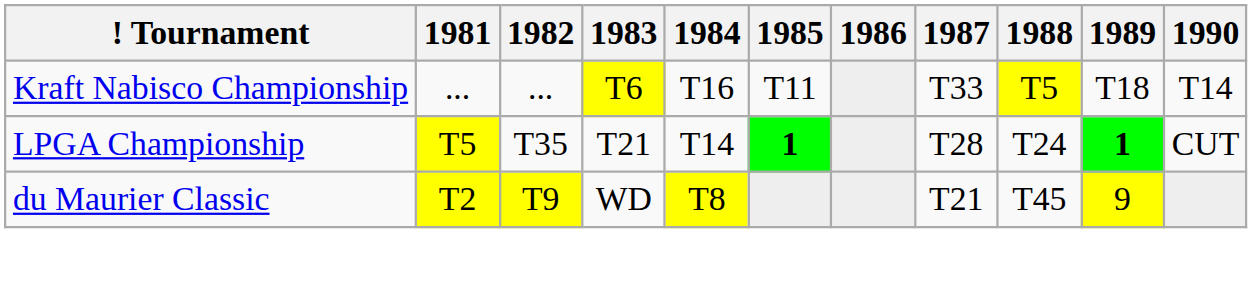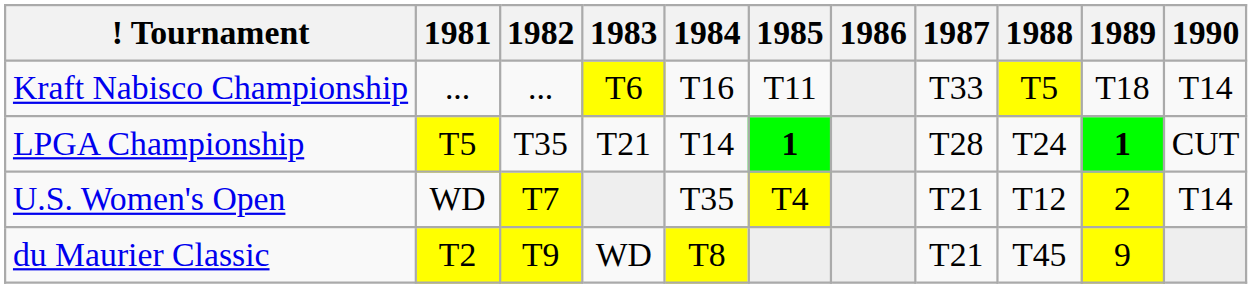+ row: (149, 199)
